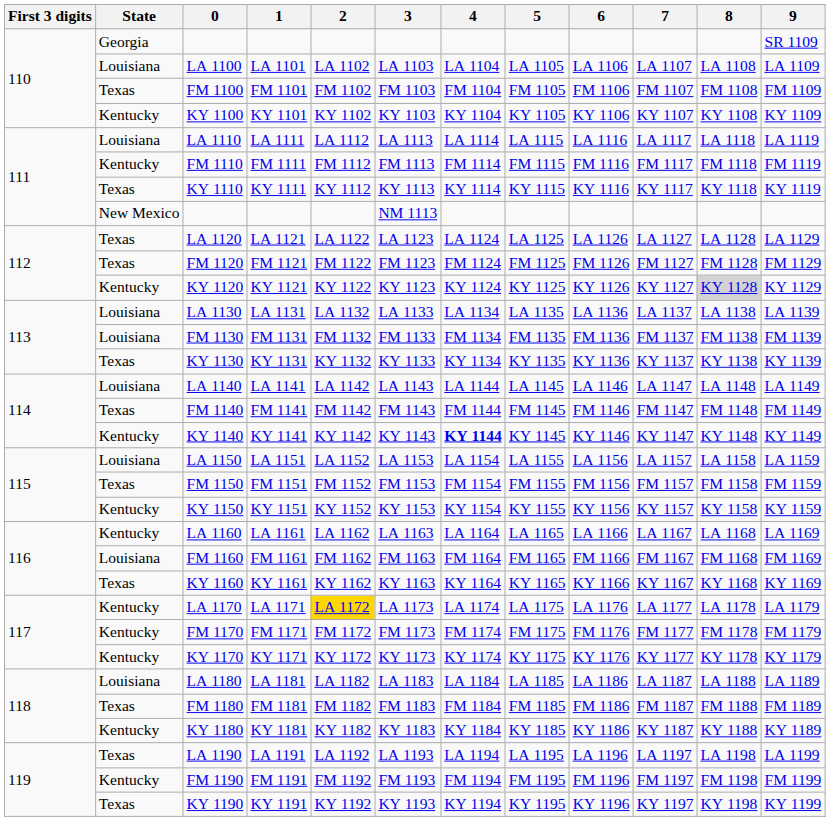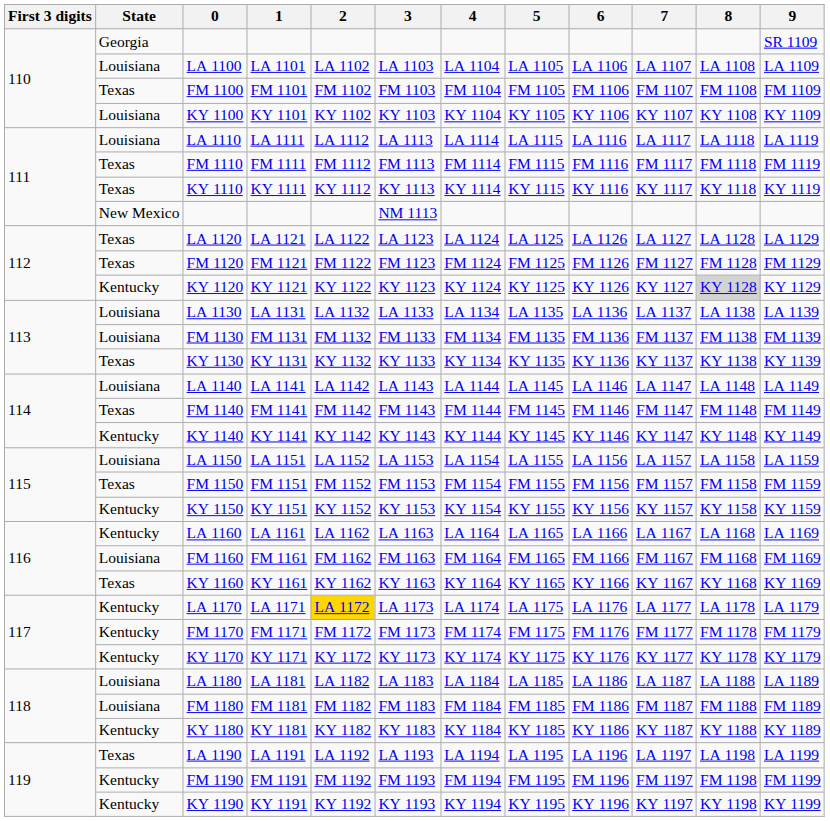(129, 115) Kentucky -> (129, 115) Louisiana
(129, 164) Kentucky -> (117, 164) Texas
(473, 435) bold -> (473, 435) normal
(117, 705) Texas -> (129, 705) Louisiana
(117, 804) Texas -> (129, 804) Kentucky
